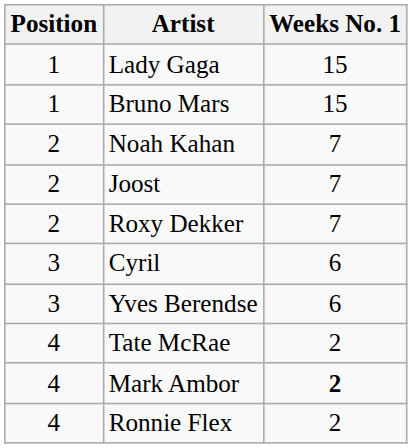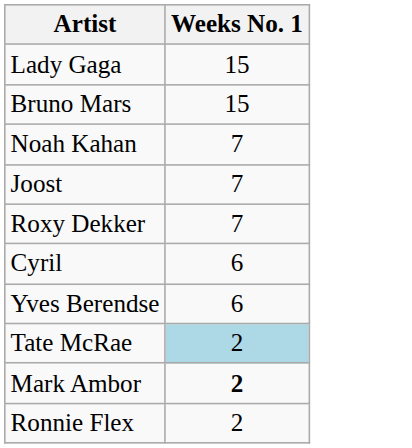- column: (54, 24)
(335, 343) no background -> (237, 343) lightblue background
